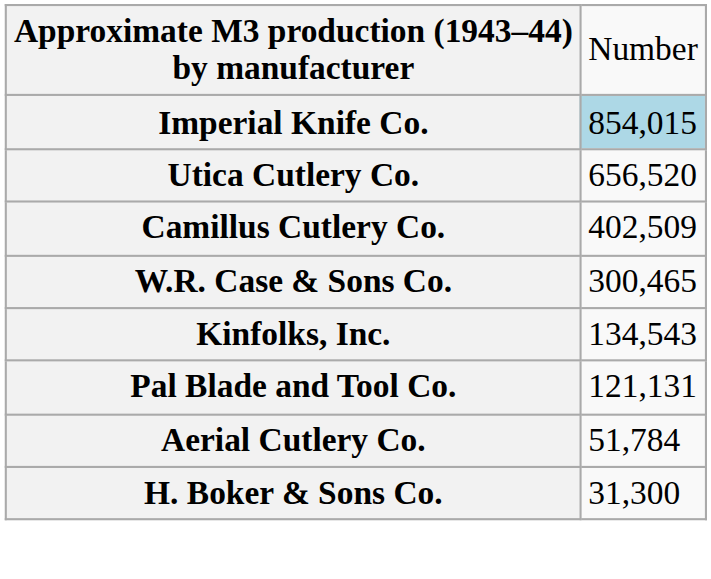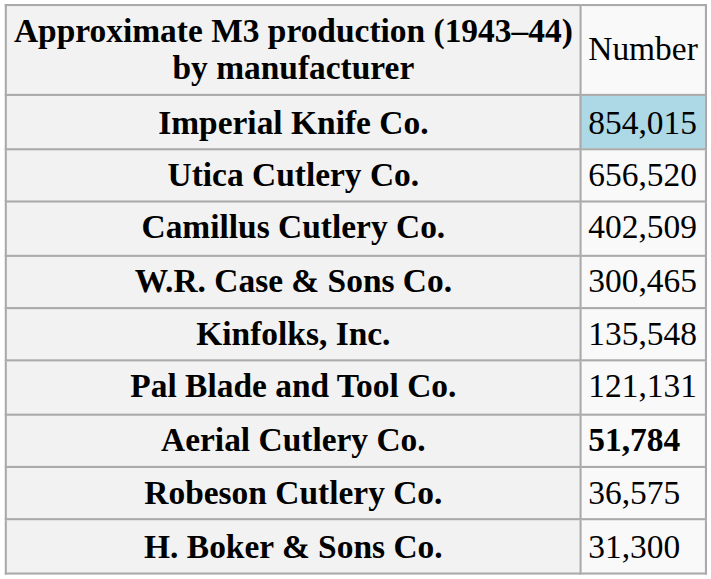(643, 333) 134,543 -> (643, 333) 135,548
(634, 439) normal -> (634, 439) bold
+ row: (293, 492)
